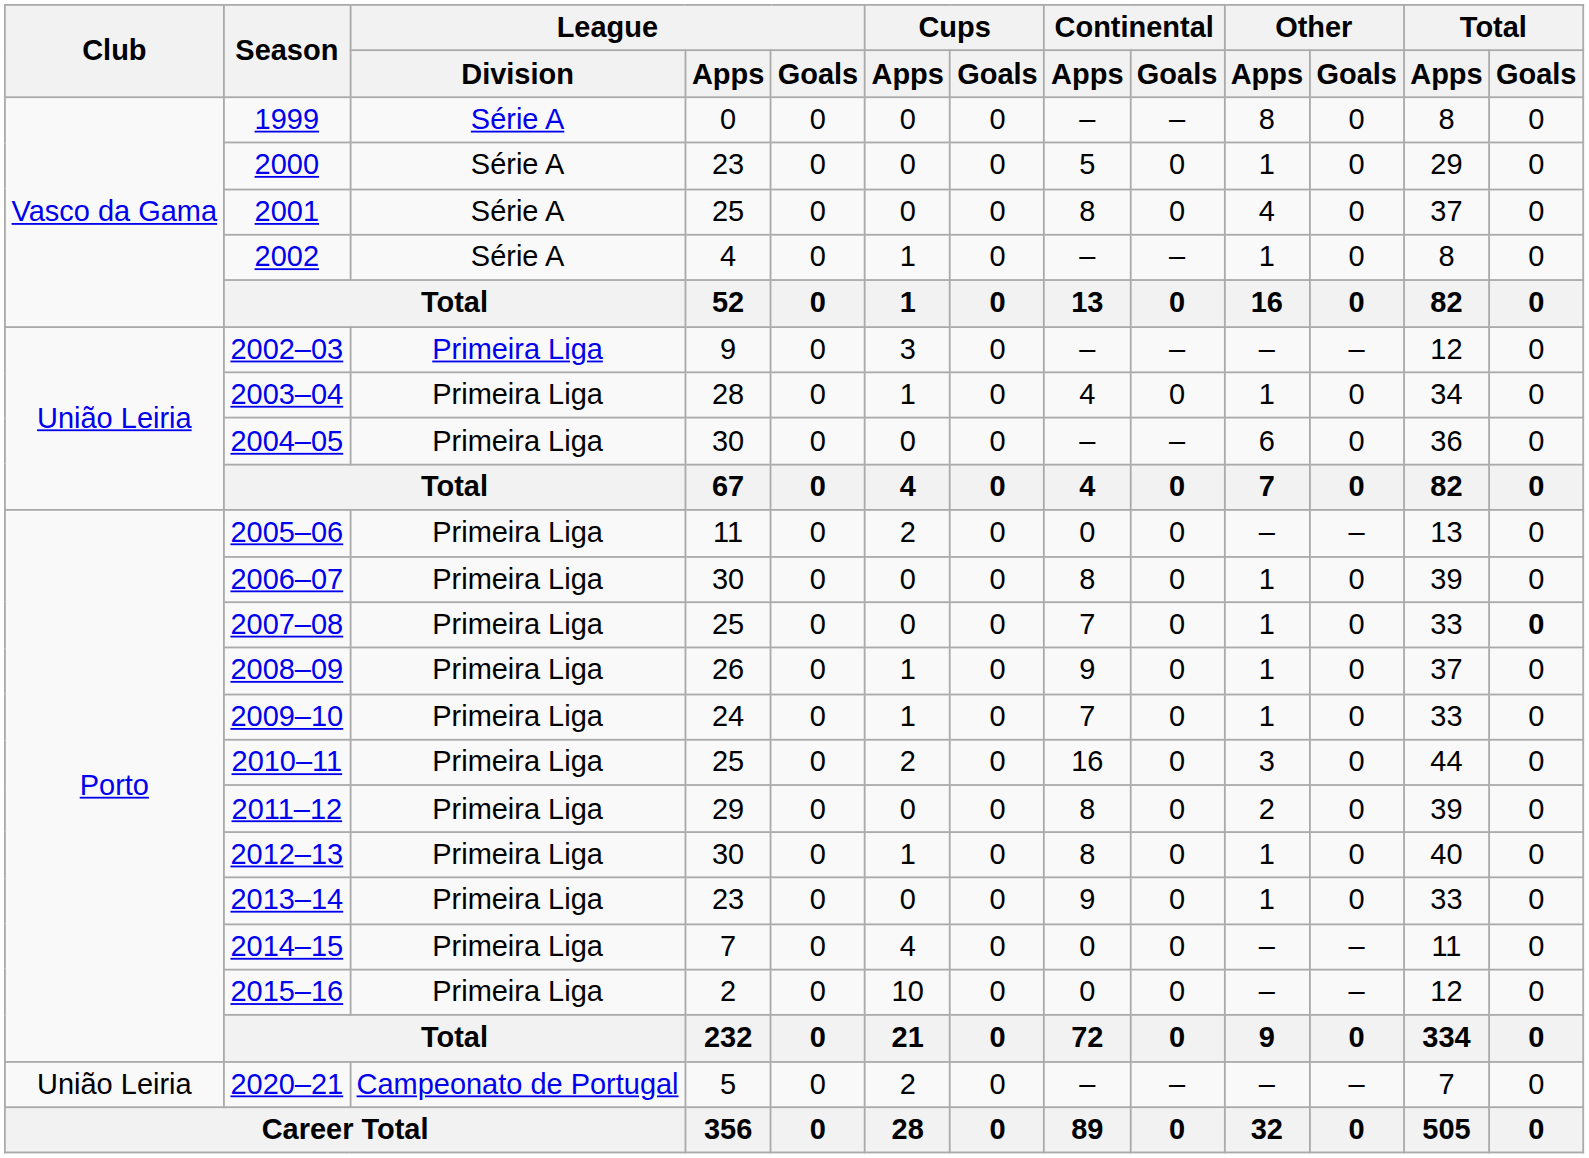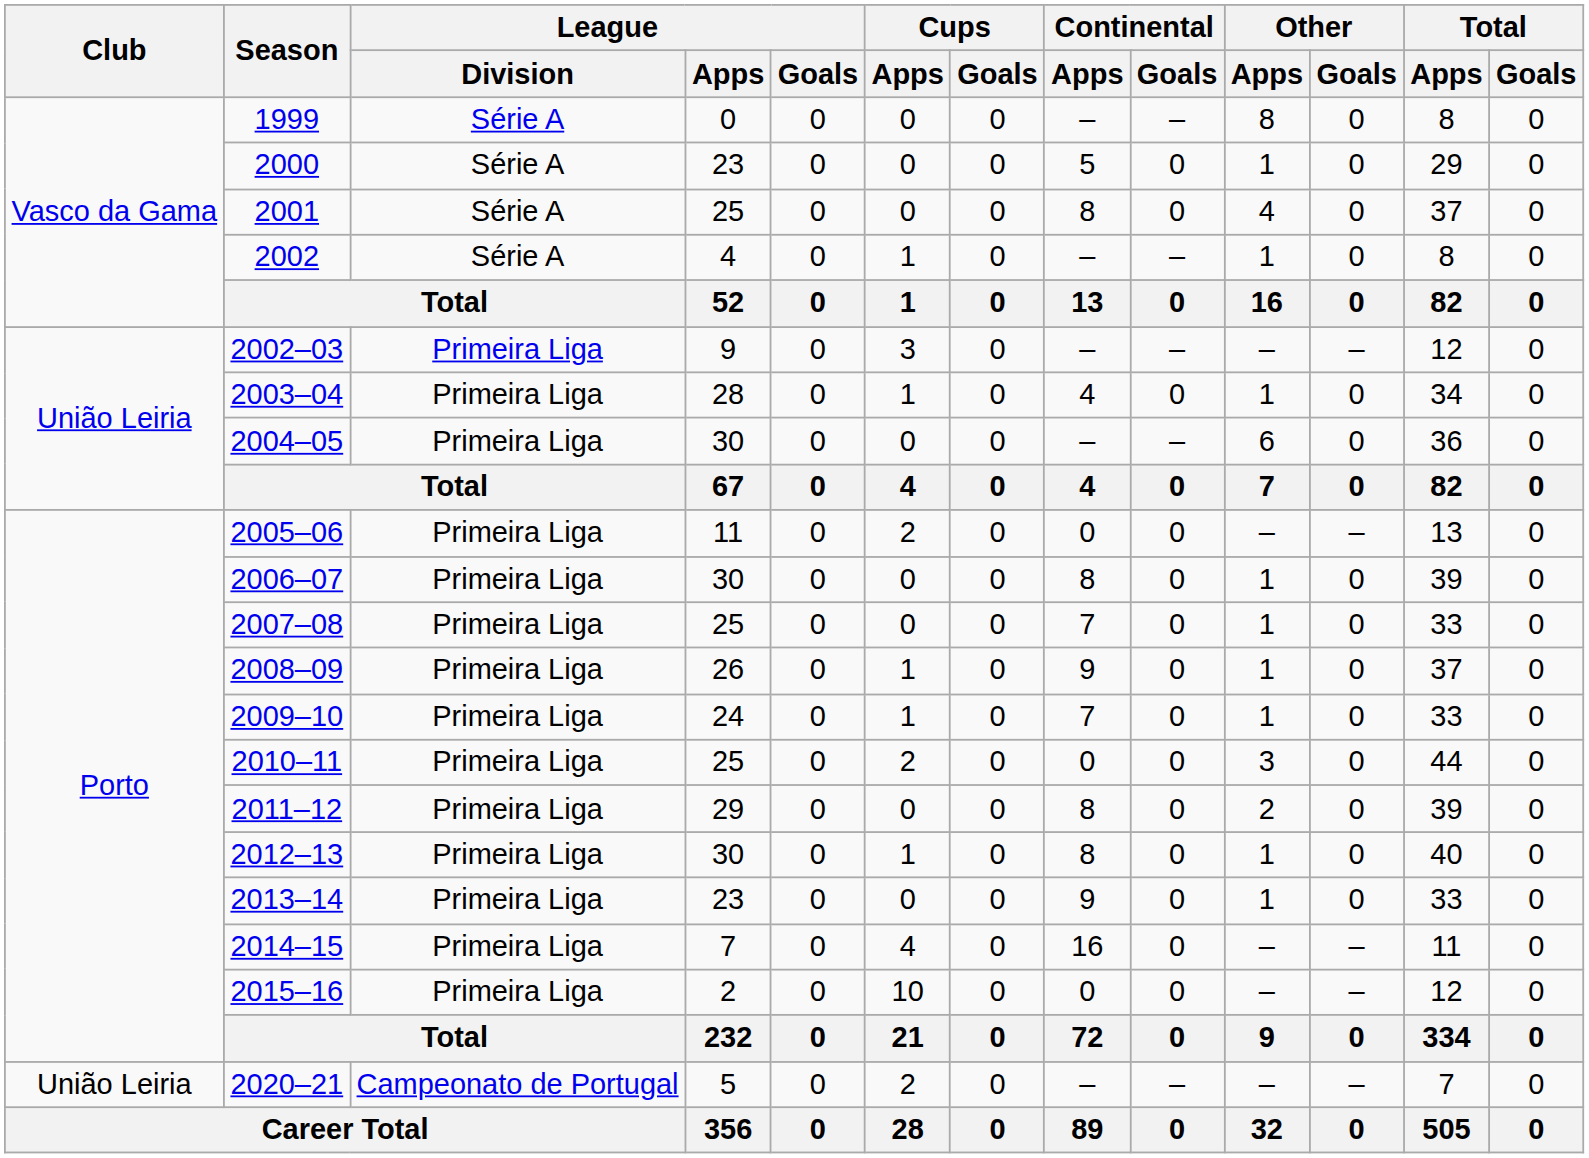(1536, 624) bold -> (1536, 624) normal
(1087, 762) 16 -> (1087, 762) 0
(1087, 946) 0 -> (1087, 946) 16
